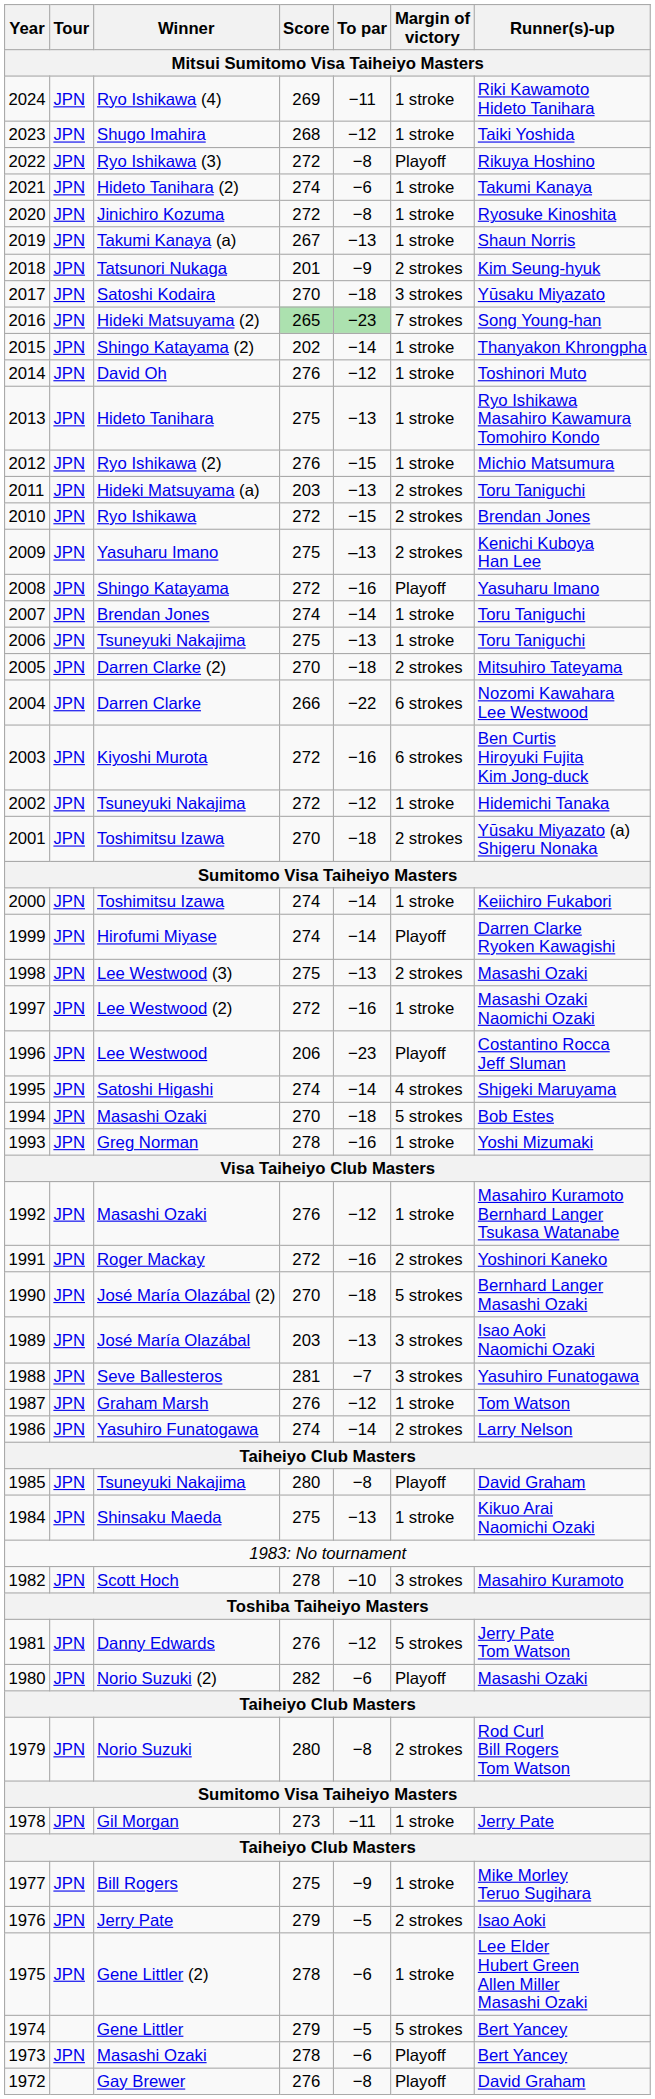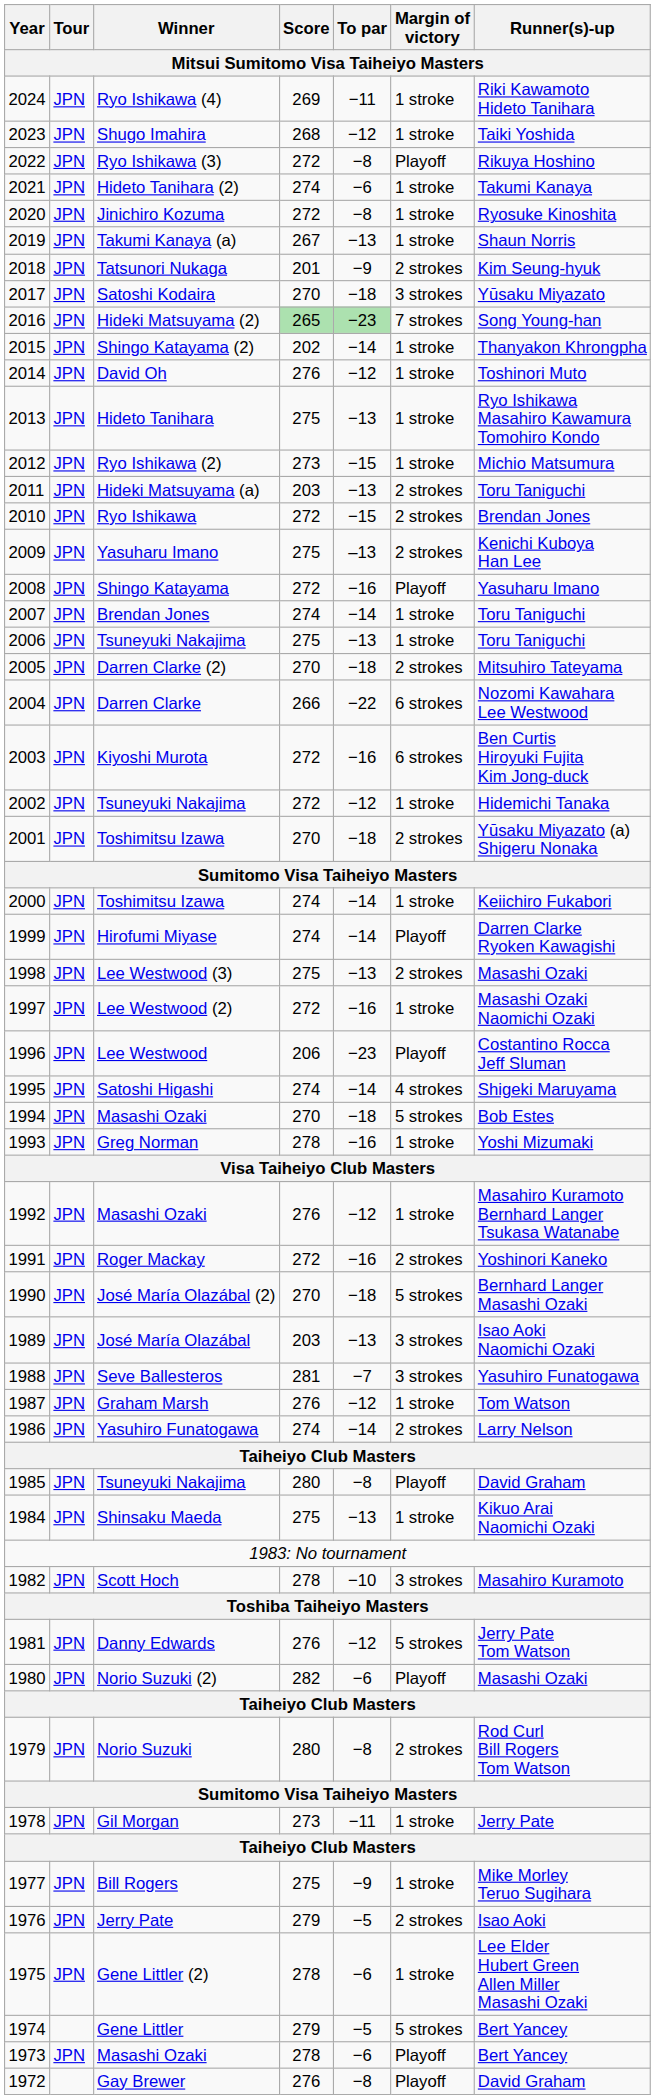(306, 463) 276 -> (306, 463) 273
